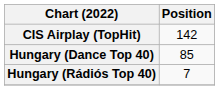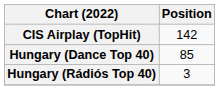(187, 74) 7 -> (187, 74) 3
